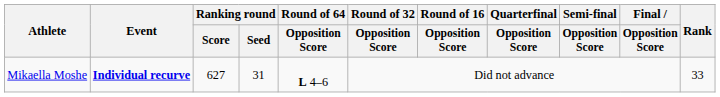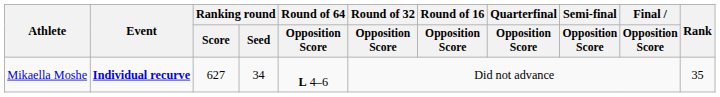(259, 75) 31 -> (259, 75) 34
(698, 75) 33 -> (698, 75) 35
